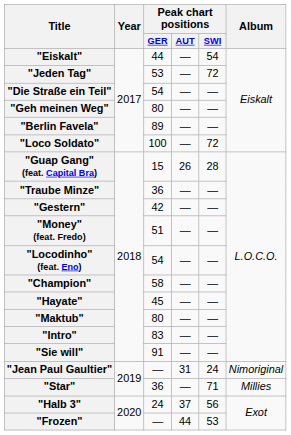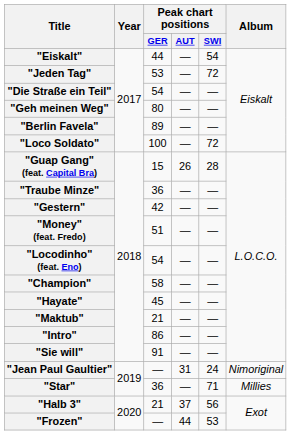(158, 318) 80 -> (158, 318) 21
(158, 335) 83 -> (158, 335) 86
(158, 404) 24 -> (158, 404) 21
